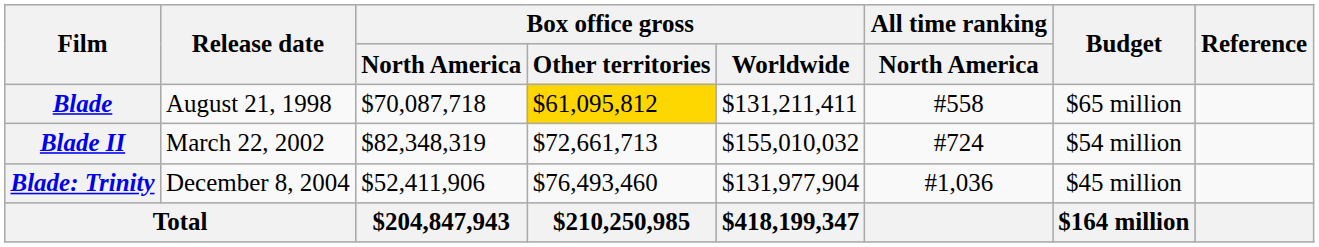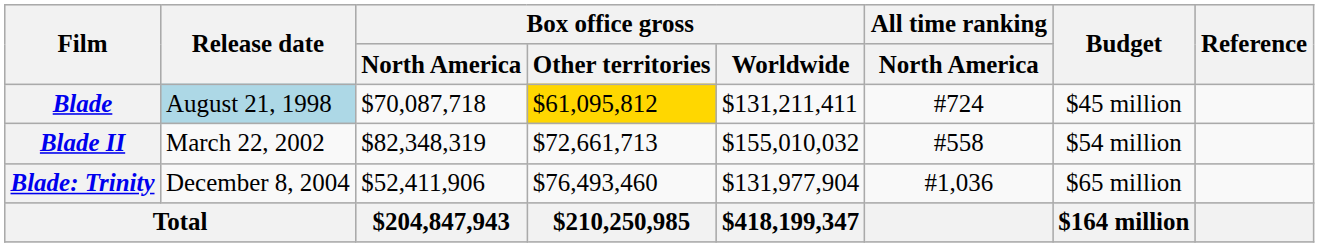(249, 103) no background -> (249, 103) lightblue background
(959, 103) #558 -> (959, 103) #724
(1124, 103) $65 million -> (1124, 103) $45 million
(959, 143) #724 -> (959, 143) #558
(1124, 182) $45 million -> (1124, 182) $65 million
